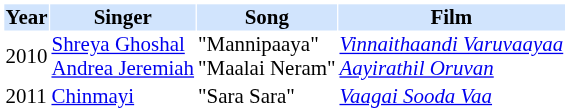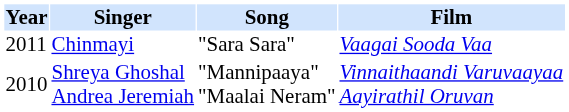rows swapped: (123, 56) <-> (93, 95)
